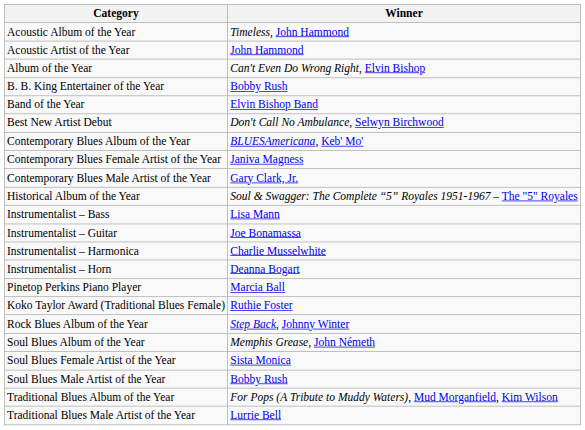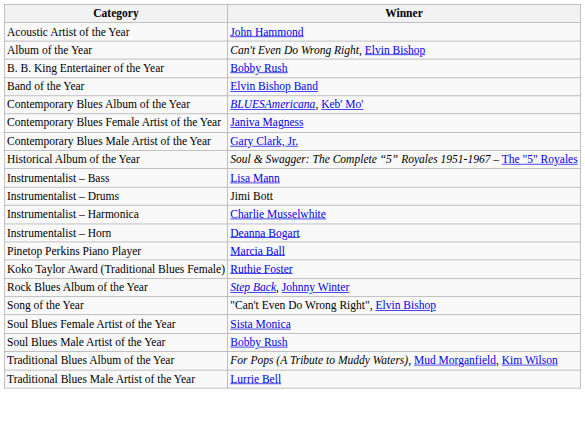- row: (71, 31)
- row: (59, 123)
+ row: (63, 196)
- row: (62, 232)
+ row: (45, 305)
- row: (76, 342)
